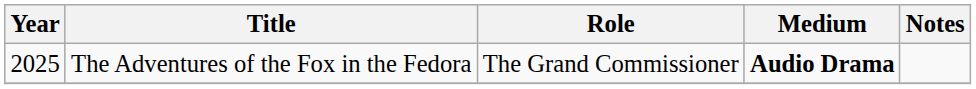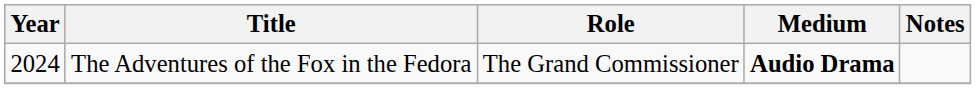(35, 63) 2025 -> (35, 63) 2024
